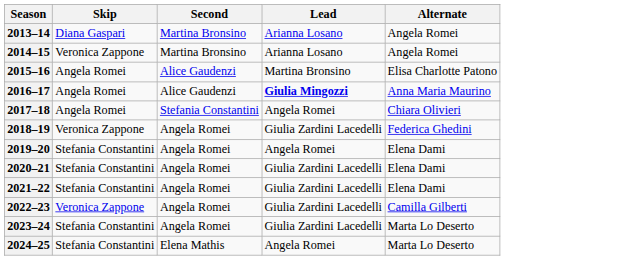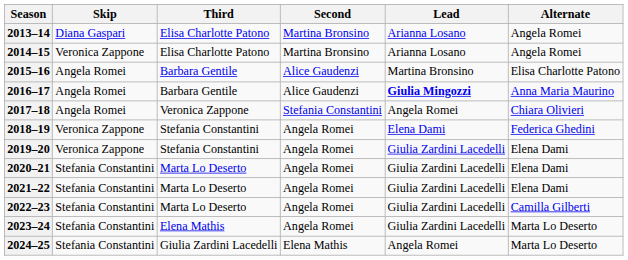+ column: (219, 14)
(323, 129) Giulia Zardini Lacedelli -> (416, 129) Elena Dami
(105, 149) Stefania Constantini -> (100, 149) Veronica Zappone
(300, 149) Angela Romei -> (446, 149) Giulia Zardini Lacedelli
(100, 206) Veronica Zappone -> (105, 206) Stefania Constantini
